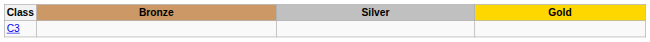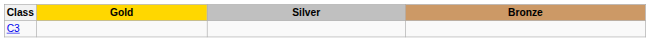columns swapped: (560, 12) <-> (156, 12)
